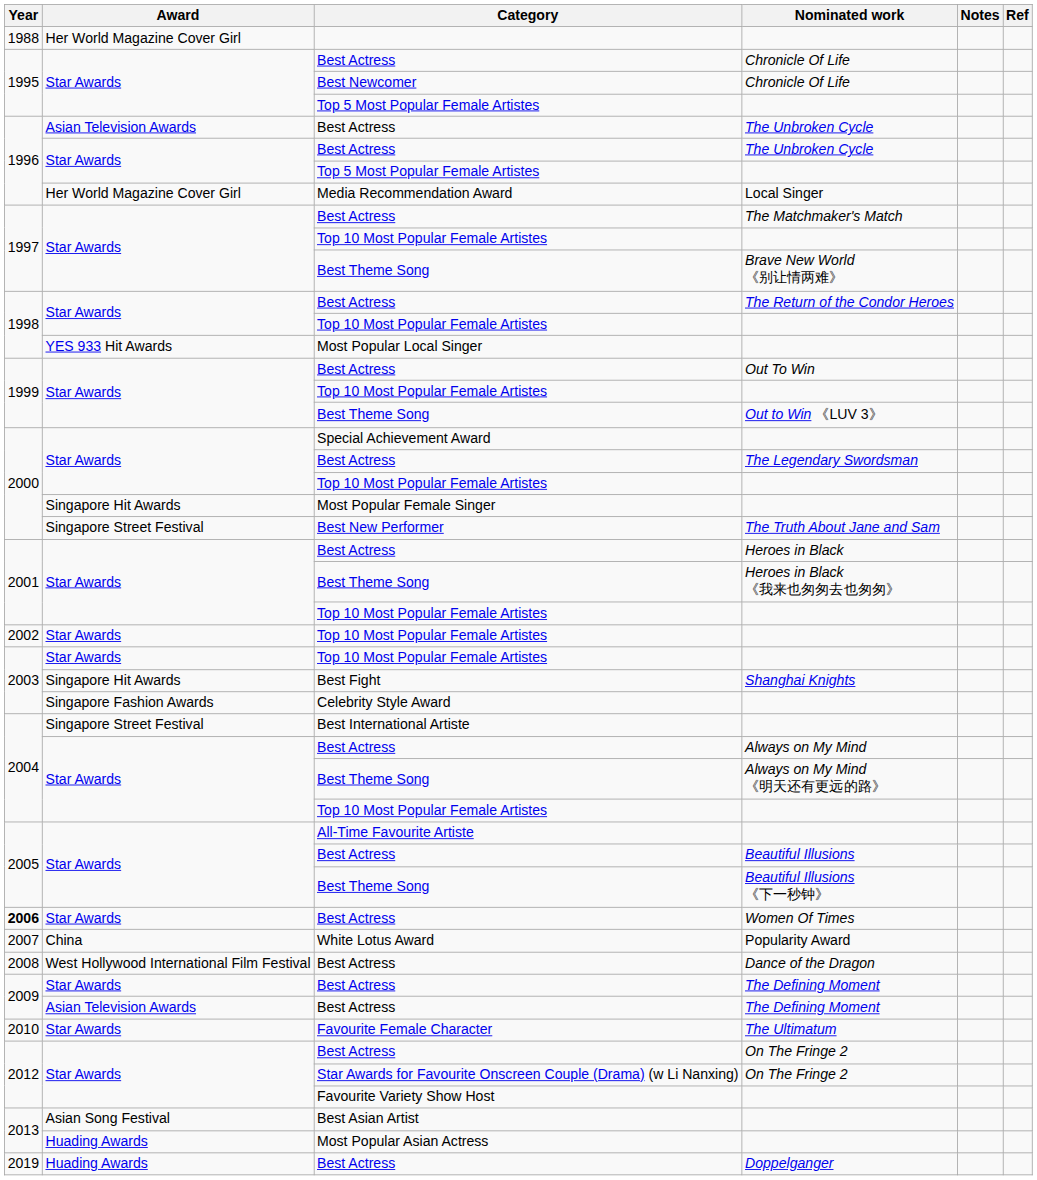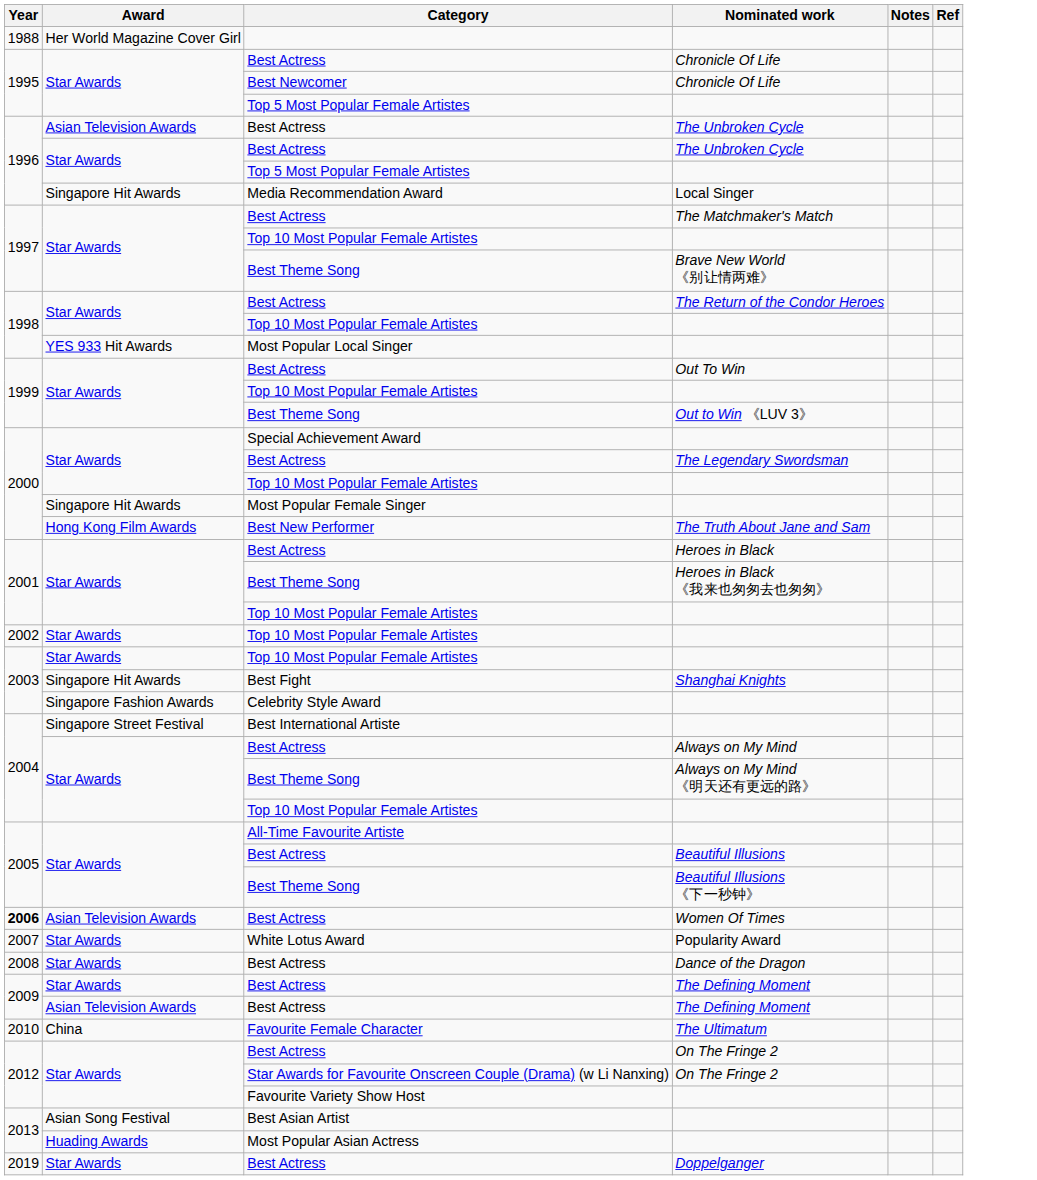(143, 194) Her World Magazine Cover Girl -> (113, 194) Singapore Hit Awards
(125, 528) Singapore Street Festival -> (121, 528) Hong Kong Film Awards
(83, 918) Star Awards -> (121, 918) Asian Television Awards
(64, 940) China -> (83, 940) Star Awards
(178, 963) West Hollywood International Film Festival -> (83, 963) Star Awards
(83, 1030) Star Awards -> (64, 1030) China
(97, 1164) Huading Awards -> (83, 1164) Star Awards
